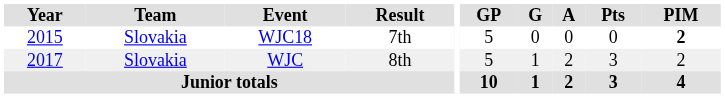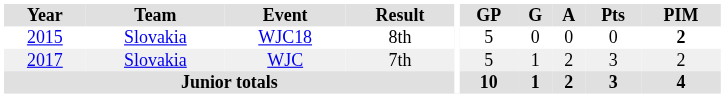(400, 37) 7th -> (400, 37) 8th
(400, 59) 8th -> (400, 59) 7th
